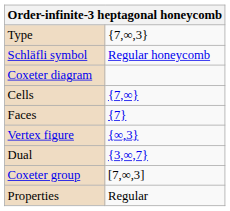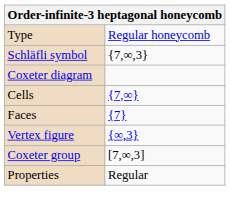(128, 35) {7,∞,3} -> (159, 35) Regular honeycomb
(159, 55) Regular honeycomb -> (128, 55) {7,∞,3}
- row: (20, 155)
